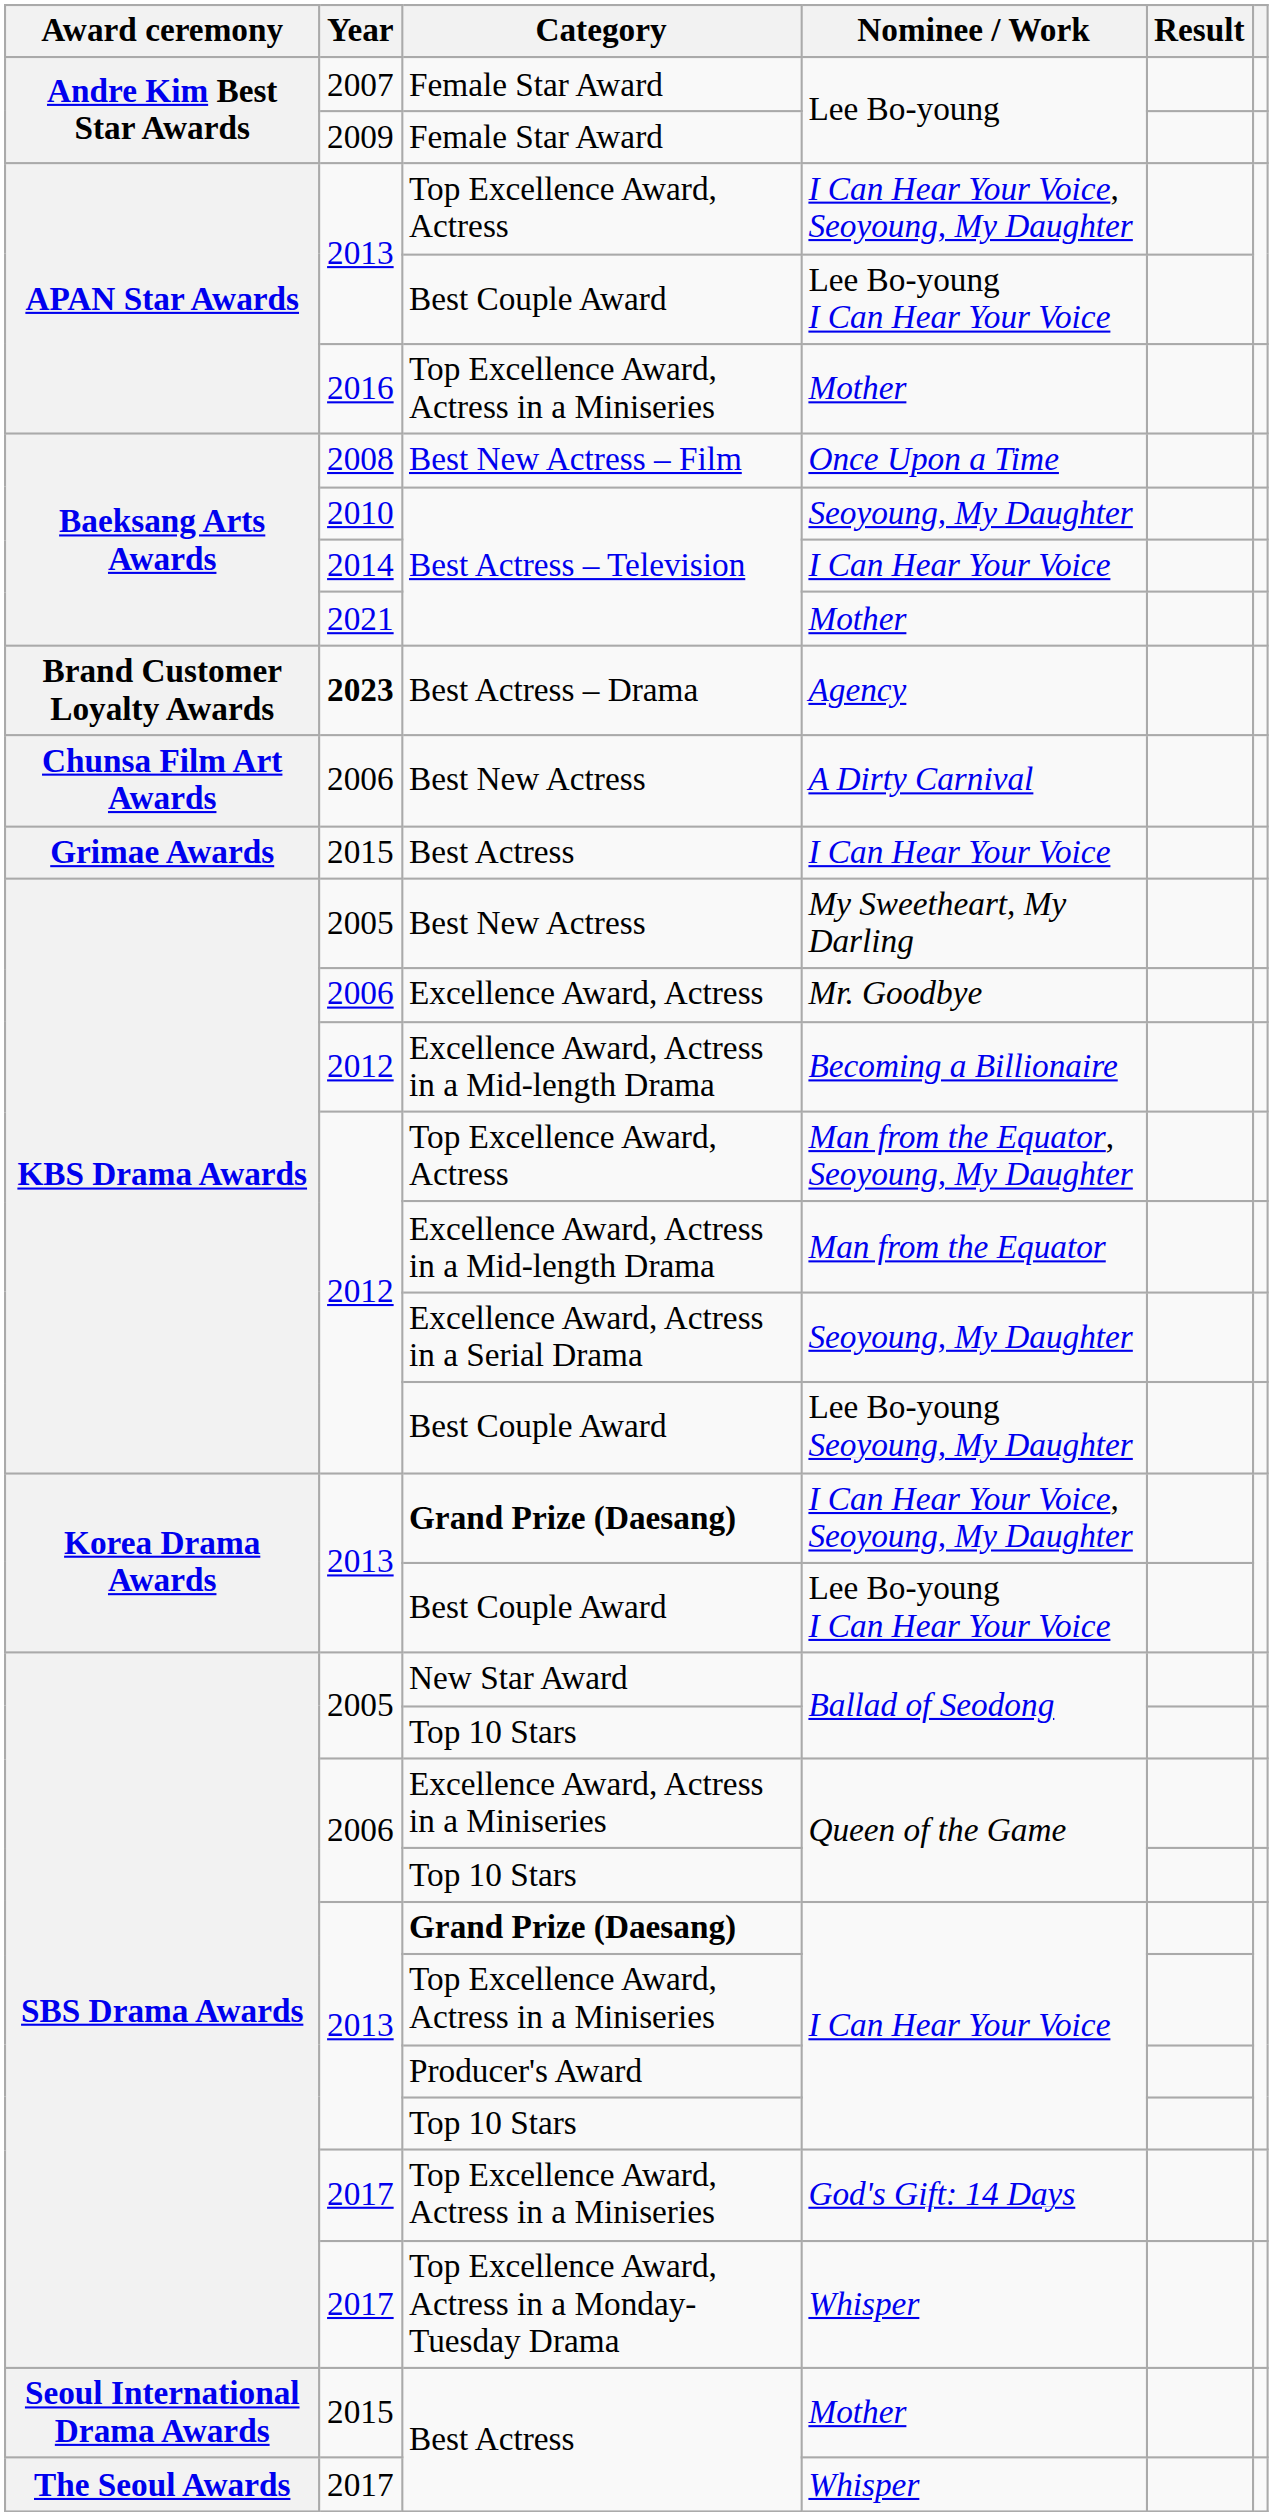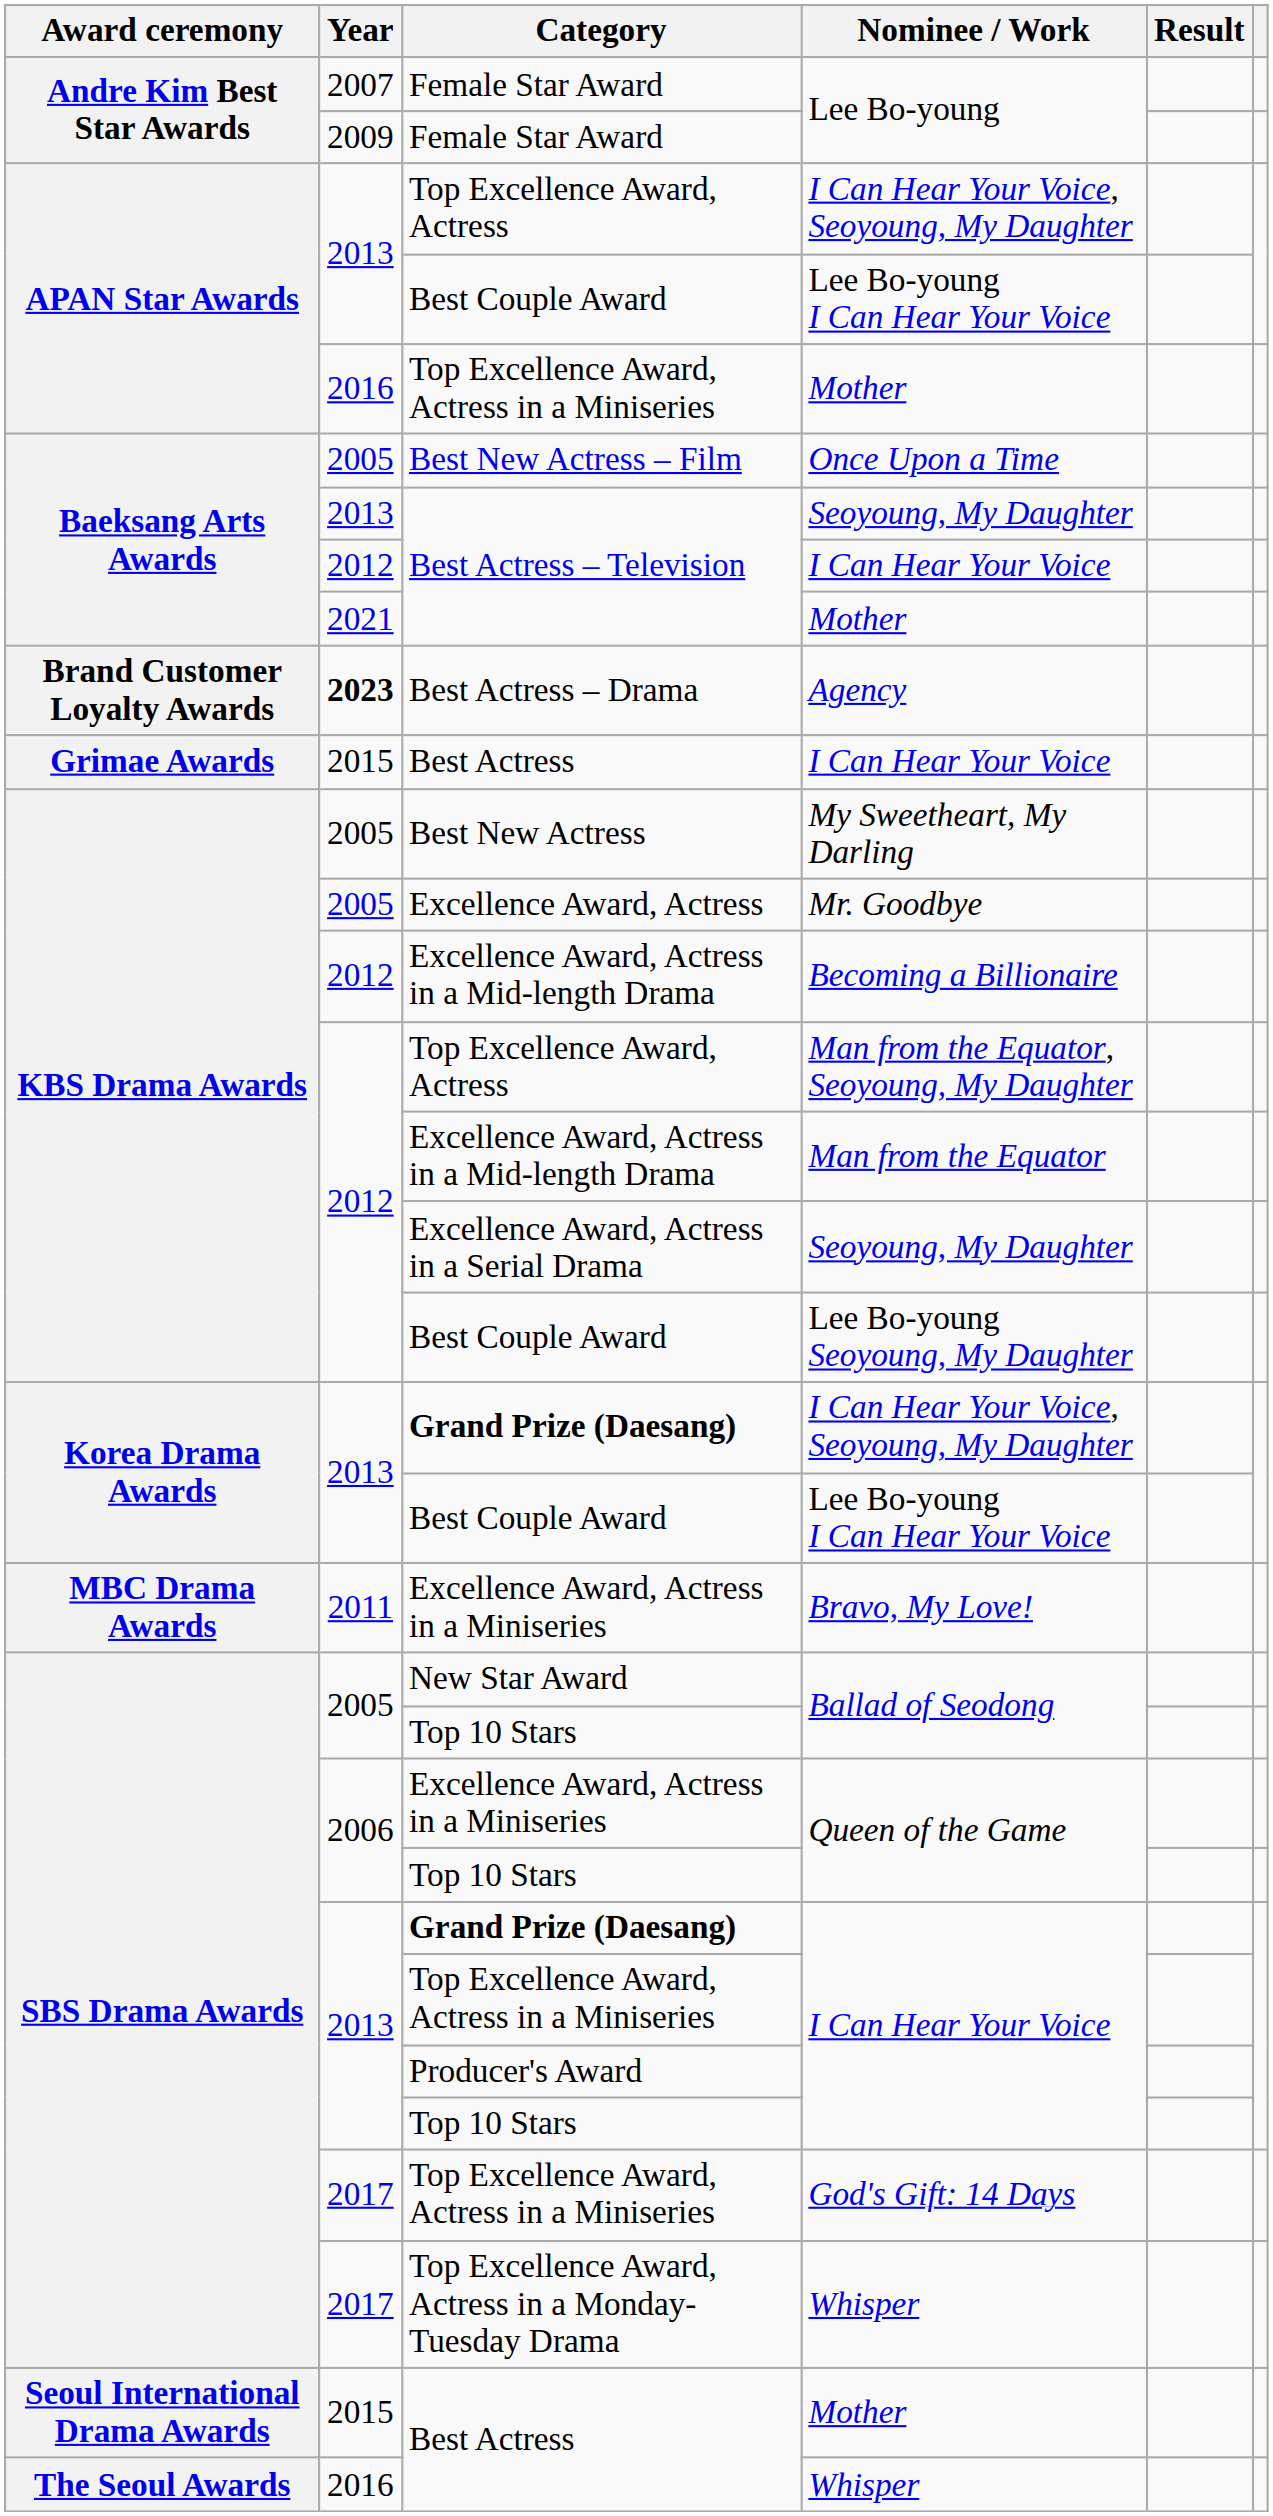(360, 459) 2008 -> (360, 459) 2005
(360, 512) 2010 -> (360, 512) 2013
(360, 565) 2014 -> (360, 565) 2012
- row: (527, 779)
(360, 994) 2006 -> (360, 904) 2005
+ row: (586, 1607)
(360, 2483) 2017 -> (360, 2483) 2016
